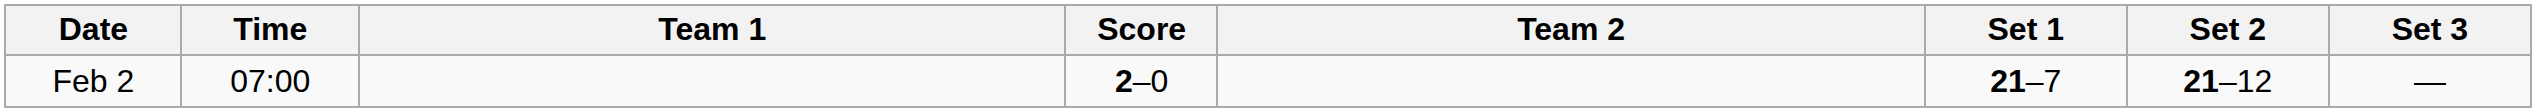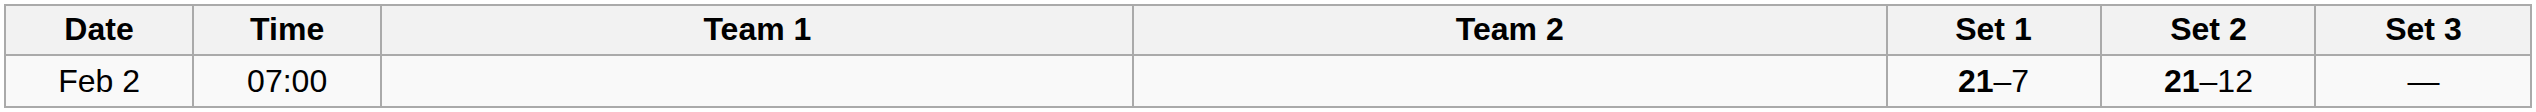- column: (1142, 29)
